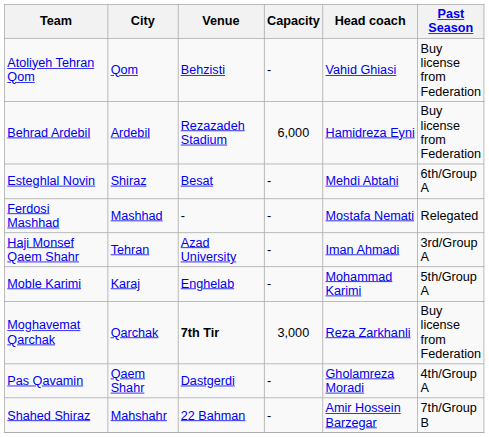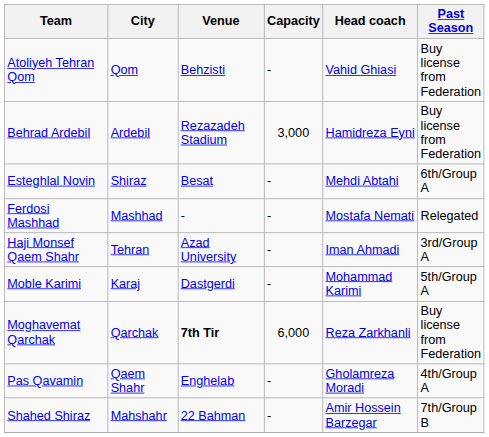(293, 132) 6,000 -> (293, 132) 3,000
(207, 284) Enghelab -> (208, 284) Dastgerdi
(293, 332) 3,000 -> (293, 332) 6,000
(208, 381) Dastgerdi -> (207, 381) Enghelab
